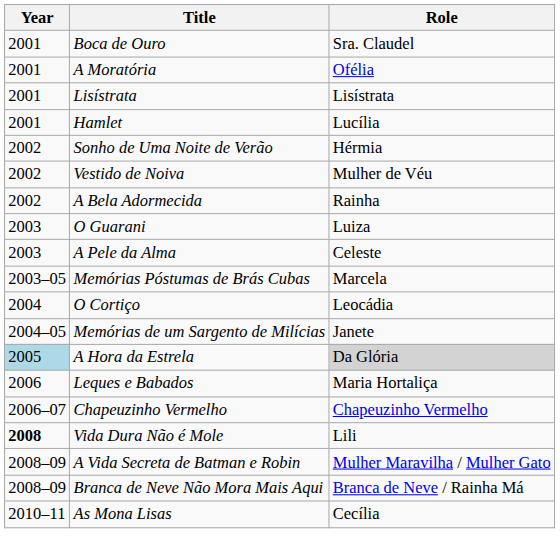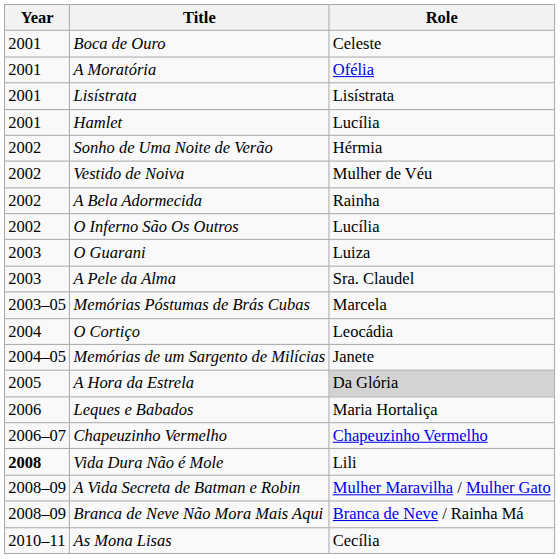(374, 43) Sra. Claudel -> (357, 43) Celeste
+ row: (156, 226)
(357, 252) Celeste -> (374, 278) Sra. Claudel
(25, 357) lightblue background -> (25, 383) no background
